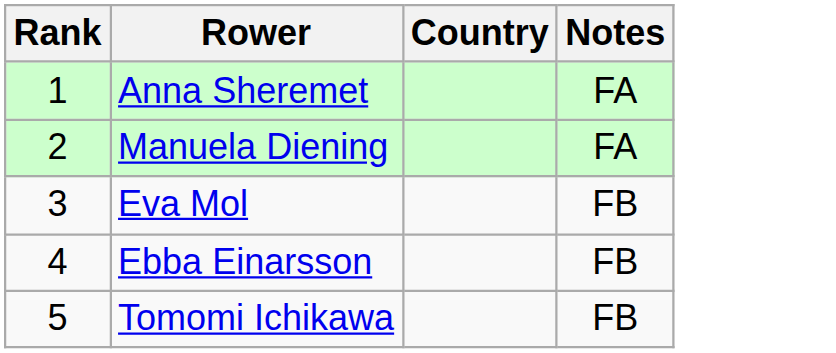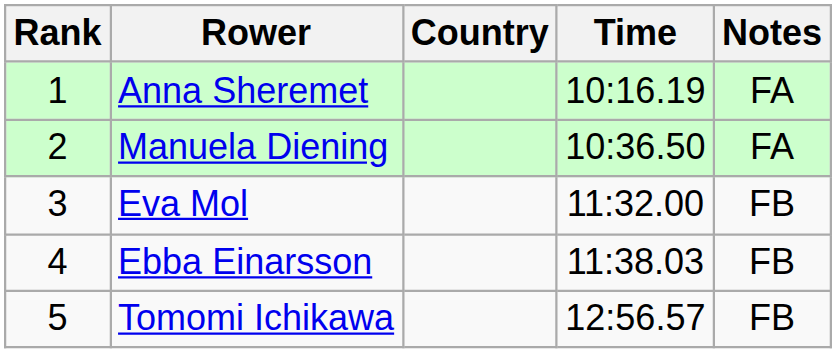+ column: (635, 33)
